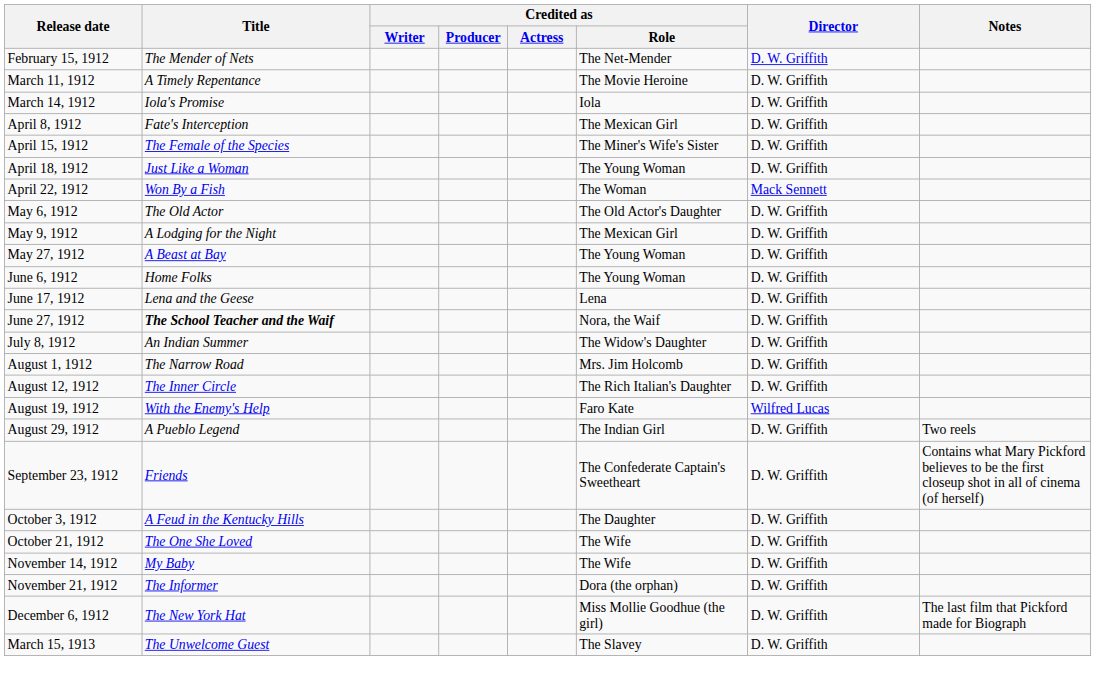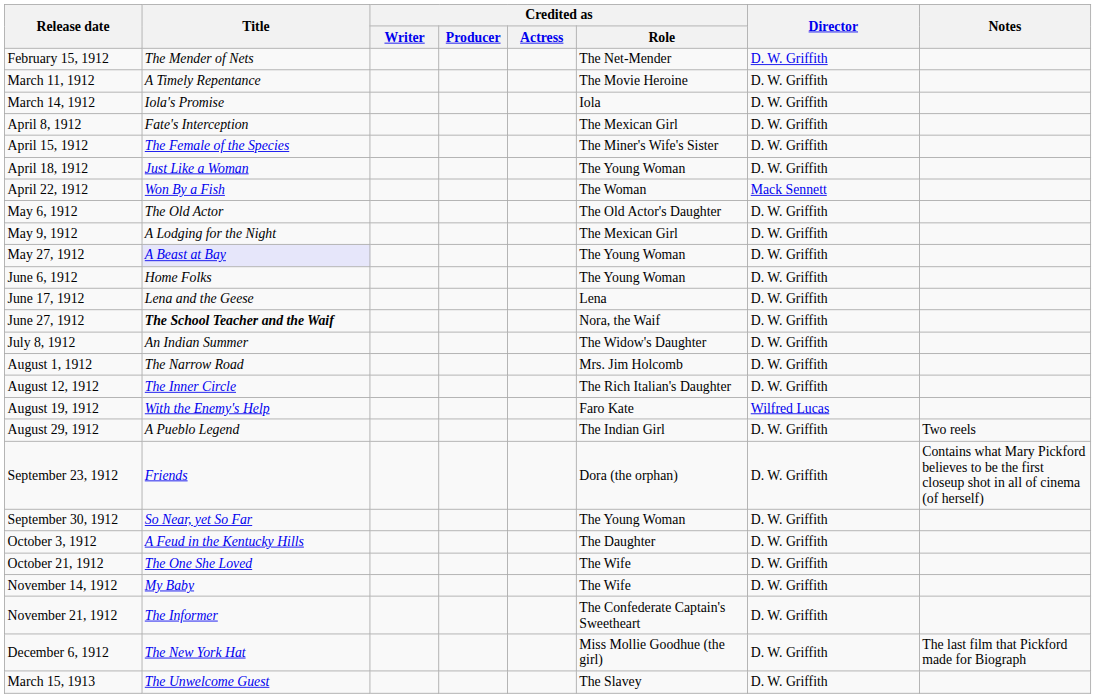(185, 255) no background -> (185, 255) lavender background
(652, 475) The Confederate Captain's Sweetheart -> (629, 475) Dora (the orphan)
+ row: (63, 520)
(629, 585) Dora (the orphan) -> (652, 615) The Confederate Captain's Sweetheart
